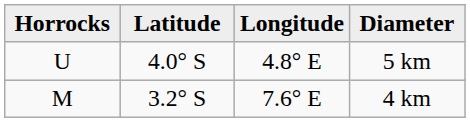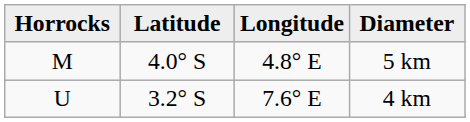(62, 60) U -> (62, 60) M
(62, 98) M -> (62, 98) U
